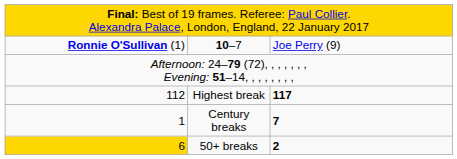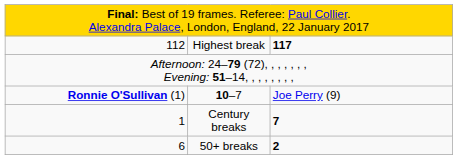rows swapped: (229, 45) <-> (229, 96)
(182, 146) gold background -> (182, 146) no background
